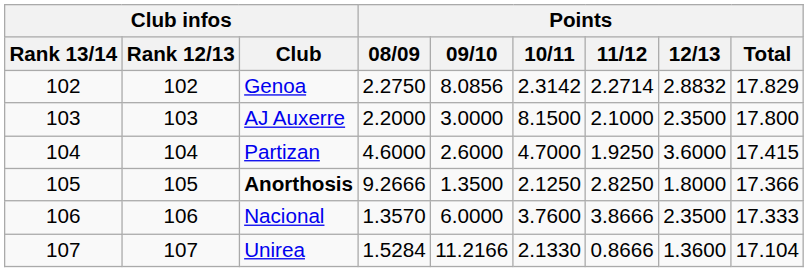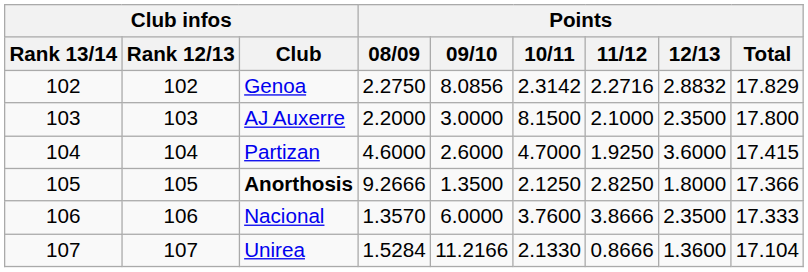(622, 86) 2.2714 -> (622, 86) 2.2716
